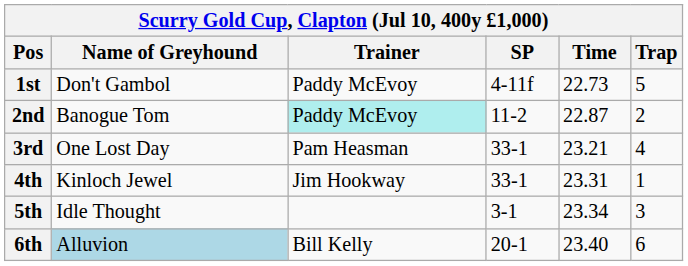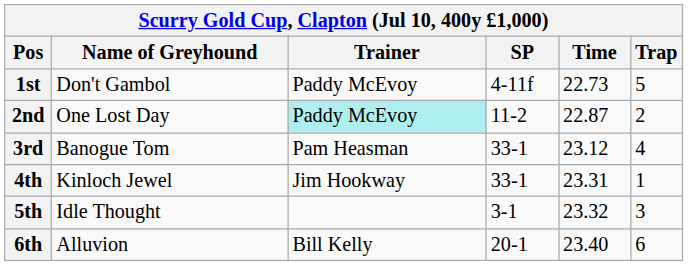(113, 116) Banogue Tom -> (113, 116) One Lost Day
(113, 148) One Lost Day -> (113, 148) Banogue Tom
(586, 148) 23.21 -> (586, 148) 23.12
(586, 212) 23.34 -> (586, 212) 23.32
(92, 244) lightblue background -> (92, 244) no background
